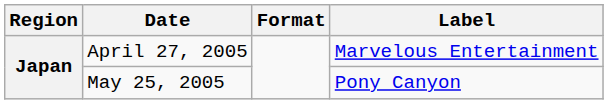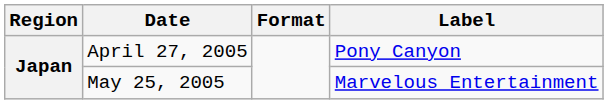(467, 51) Marvelous Entertainment -> (398, 51) Pony Canyon
(398, 83) Pony Canyon -> (467, 83) Marvelous Entertainment
